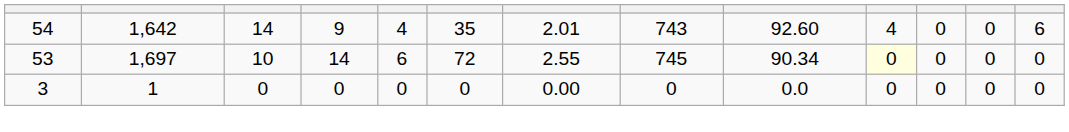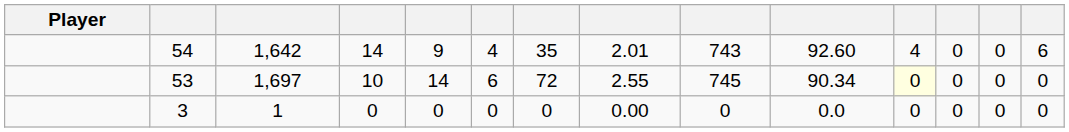+ column: (77, 19)
